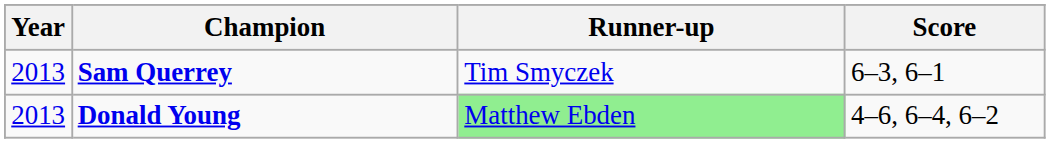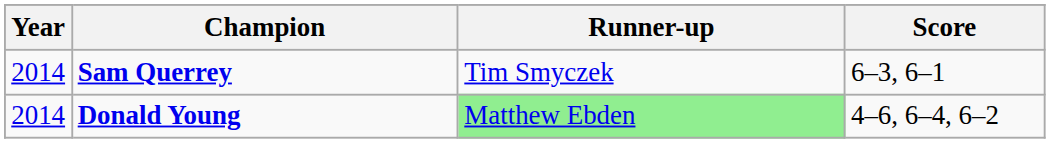(38, 71) 2013 -> (38, 71) 2014
(38, 115) 2013 -> (38, 115) 2014
